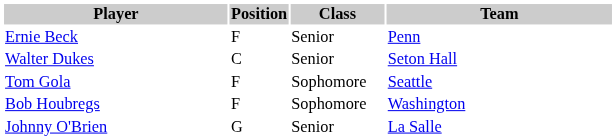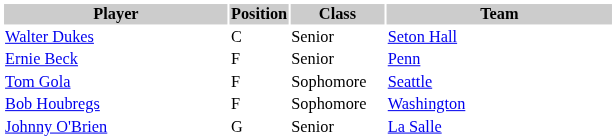rows swapped: (42, 36) <-> (49, 59)
